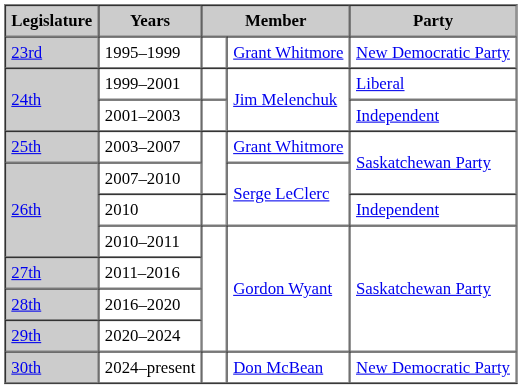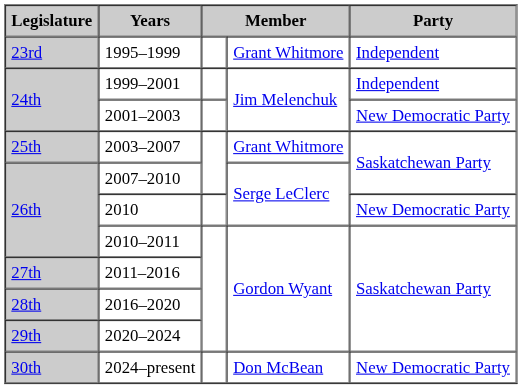(433, 52) New Democratic Party -> (398, 52) Independent
(380, 83) Liberal -> (398, 83) Independent
(398, 115) Independent -> (433, 115) New Democratic Party
(398, 209) Independent -> (433, 209) New Democratic Party
